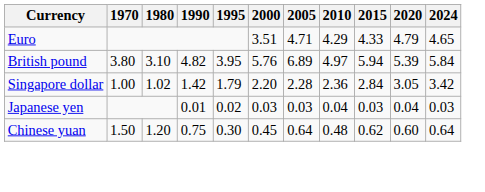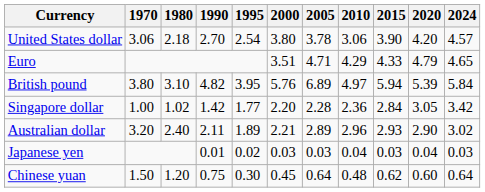+ row: (65, 38)
(229, 84) 1.79 -> (248, 107) 1.77
+ row: (56, 130)
